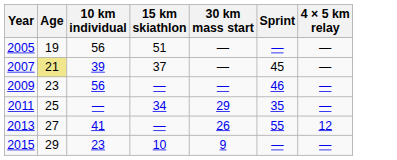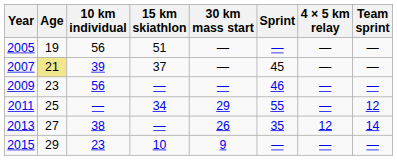+ column: (373, 21)
(277, 106) 35 -> (277, 106) 55
(98, 125) 41 -> (98, 125) 38
(277, 125) 55 -> (277, 125) 35
